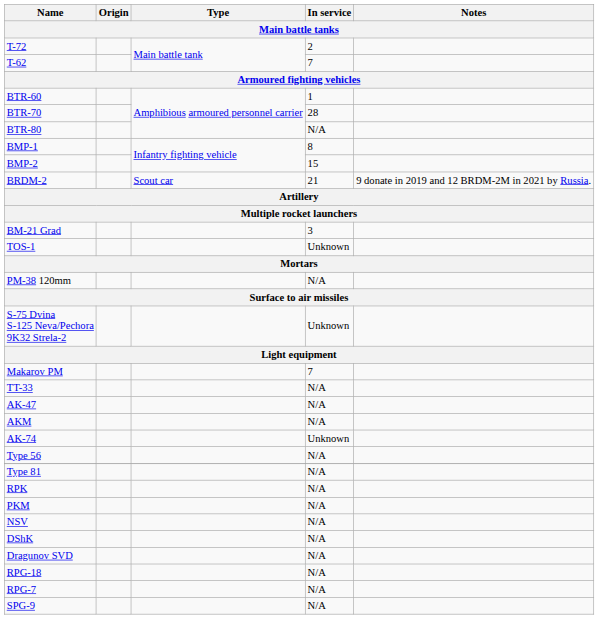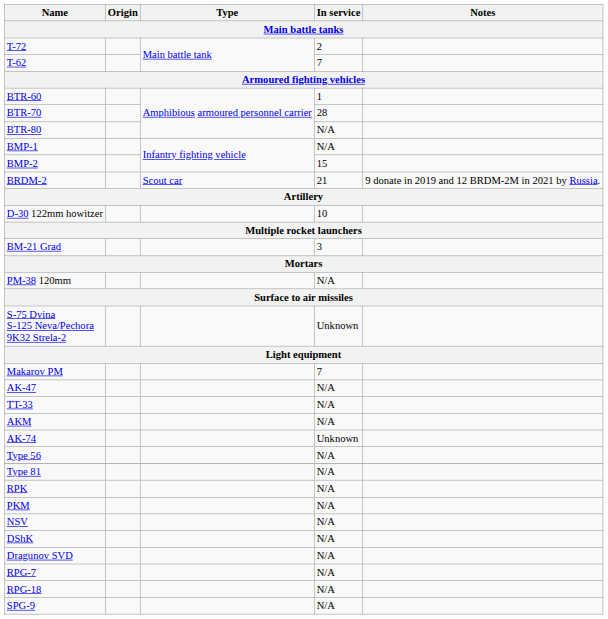(310, 146) 8 -> (326, 146) N/A
+ row: (55, 213)
- row: (21, 247)
rows swapped: (20, 388) <-> (21, 405)
rows swapped: (21, 589) <-> (24, 572)
